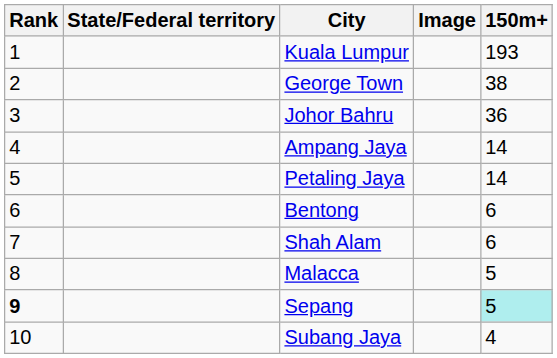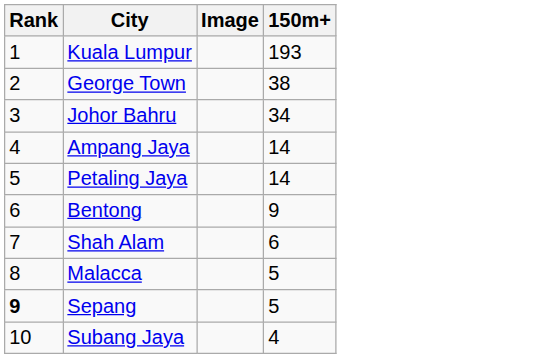- column: (171, 20)
(496, 115) 36 -> (279, 115) 34
(491, 210) 6 -> (274, 210) 9
(491, 305) paleturquoise background -> (274, 305) no background
